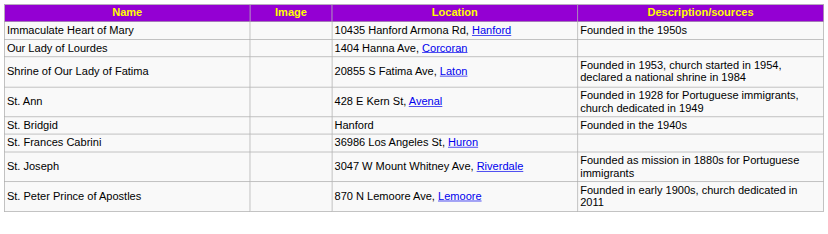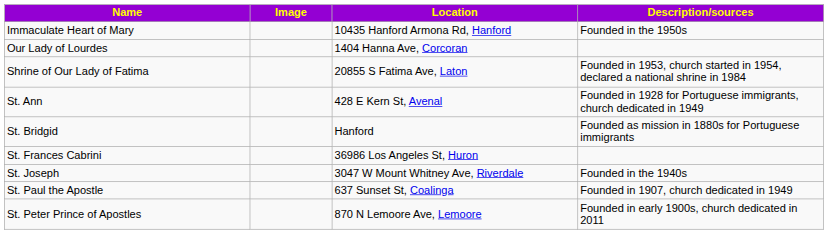(634, 125) Founded in the 1940s -> (690, 131) Founded as mission in 1880s for Portuguese immigrants
(690, 166) Founded as mission in 1880s for Portuguese immigrants -> (634, 173) Founded in the 1940s
+ row: (55, 190)
